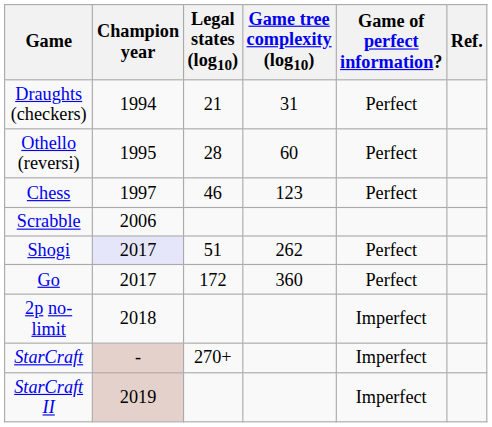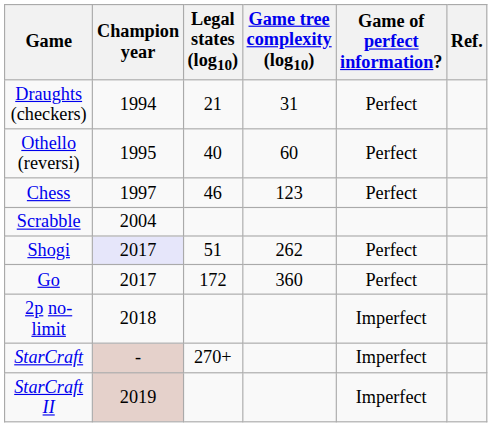(213, 153) 28 -> (213, 153) 40
(138, 221) 2006 -> (138, 221) 2004
